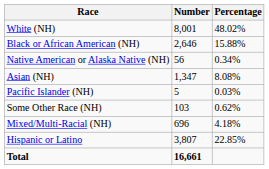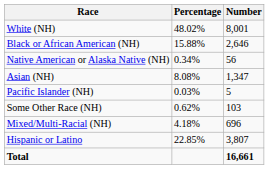columns swapped: (192, 12) <-> (238, 12)
